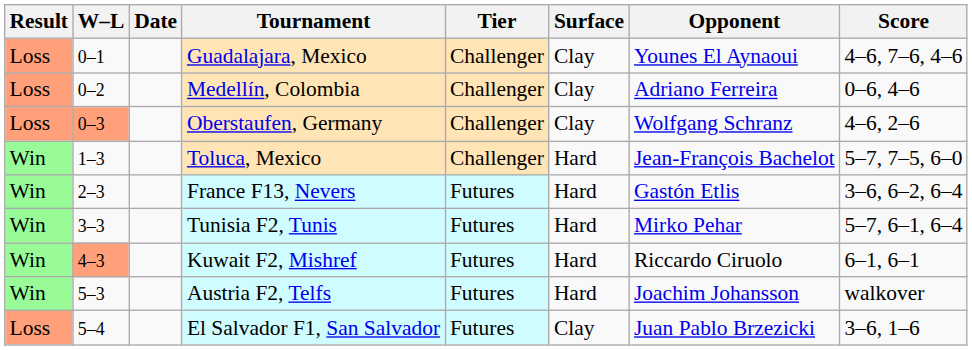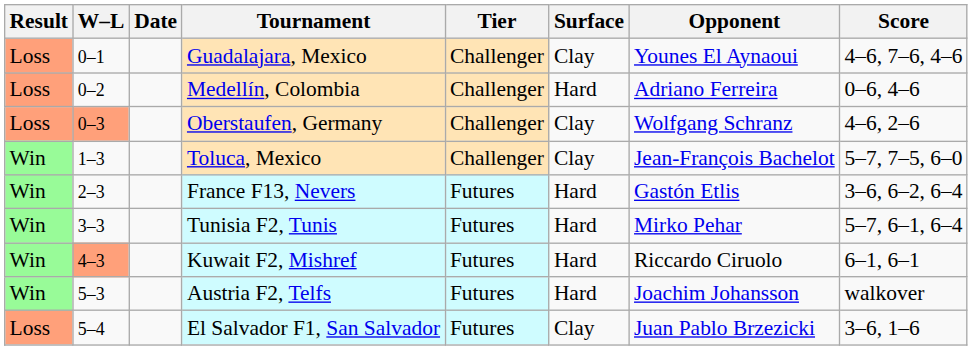(574, 89) Clay -> (575, 89) Hard
(575, 157) Hard -> (574, 157) Clay
